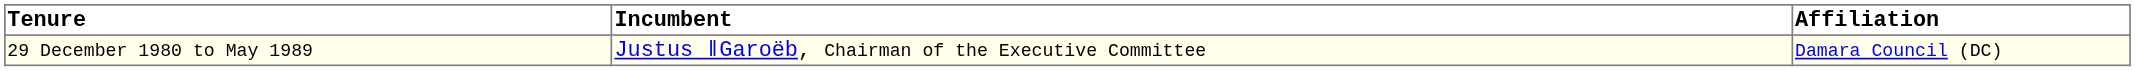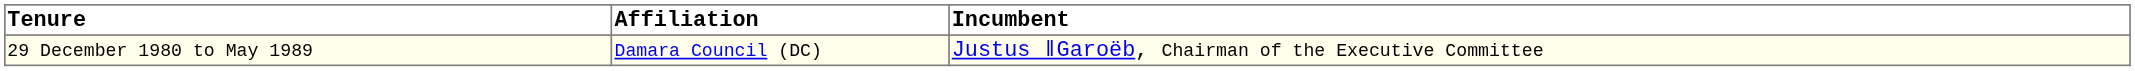columns swapped: (673, 20) <-> (1867, 20)
